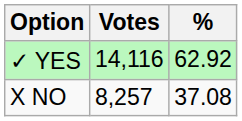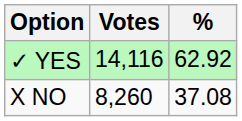(124, 97) 8,257 -> (124, 97) 8,260
